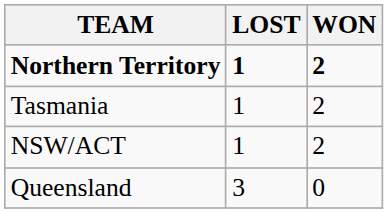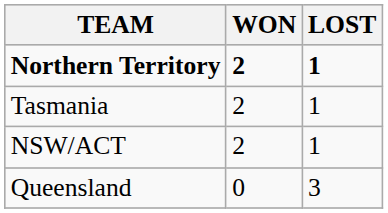columns swapped: (344, 24) <-> (266, 24)
